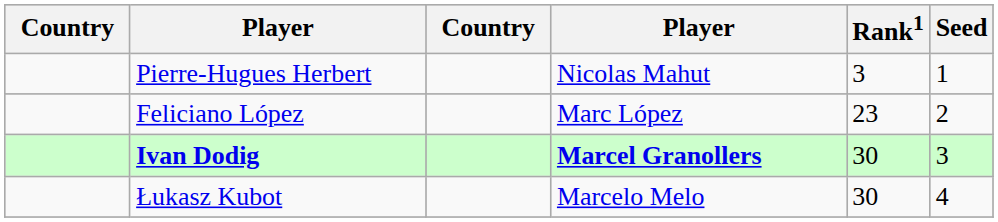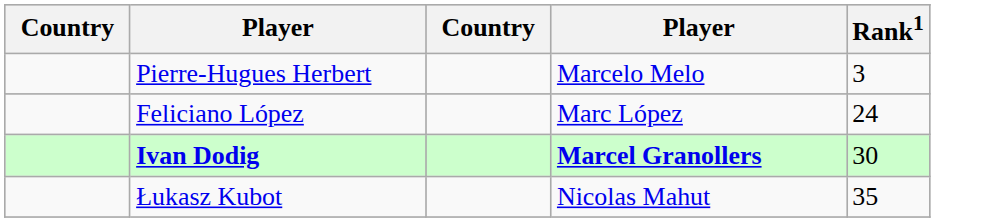- column: (962, 28)
(634, 73) Nicolas Mahut -> (631, 73) Marcelo Melo
(865, 114) 23 -> (865, 114) 24
(631, 196) Marcelo Melo -> (634, 196) Nicolas Mahut
(865, 196) 30 -> (865, 196) 35
